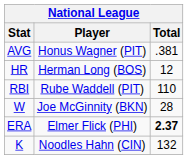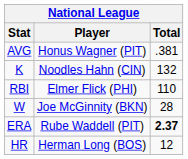rows swapped: (19, 70) <-> (19, 145)
(92, 88) Rube Waddell (PIT) -> (92, 88) Elmer Flick (PHI)
(92, 126) Elmer Flick (PHI) -> (92, 126) Rube Waddell (PIT)
